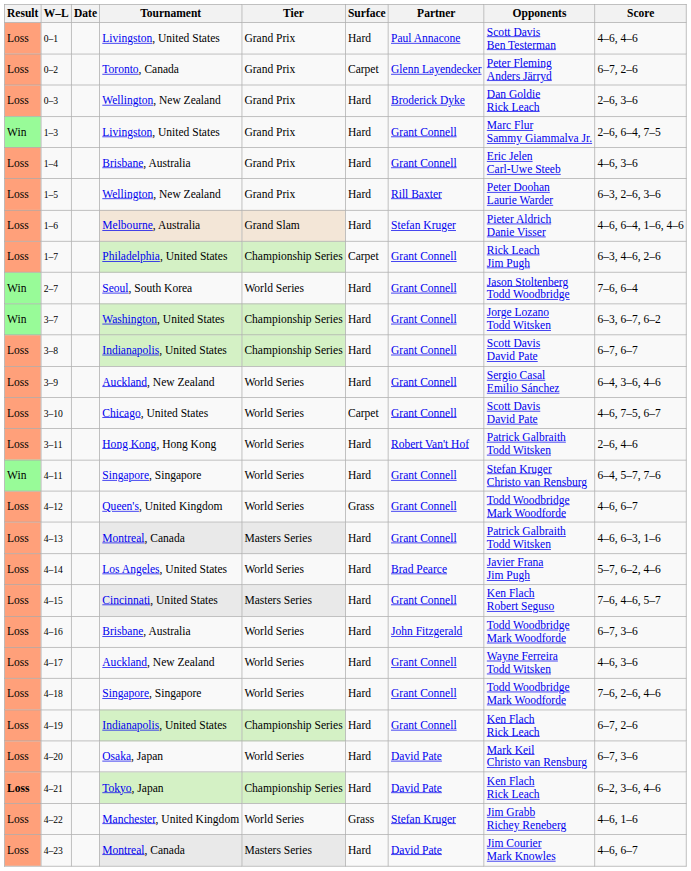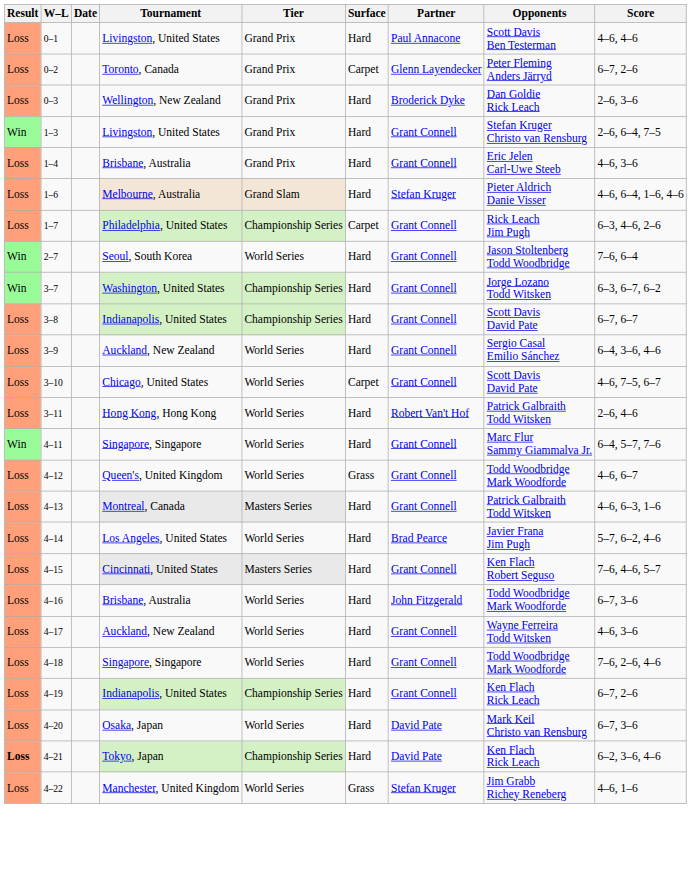(539, 132) Marc Flur Sammy Giammalva Jr. -> (537, 132) Stefan Kruger Christo van Rensburg
- row: (51, 195)
(537, 475) Stefan Kruger Christo van Rensburg -> (539, 444) Marc Flur Sammy Giammalva Jr.
- row: (53, 851)
